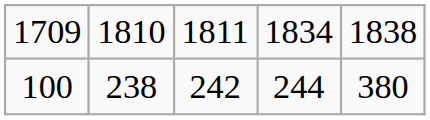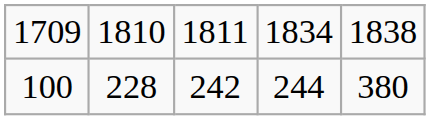(131, 85) 238 -> (131, 85) 228
